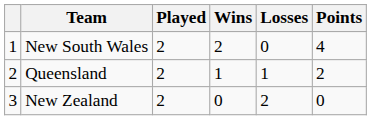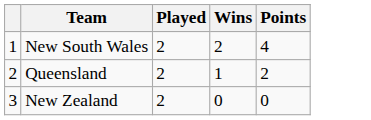- column: (284, 18)
